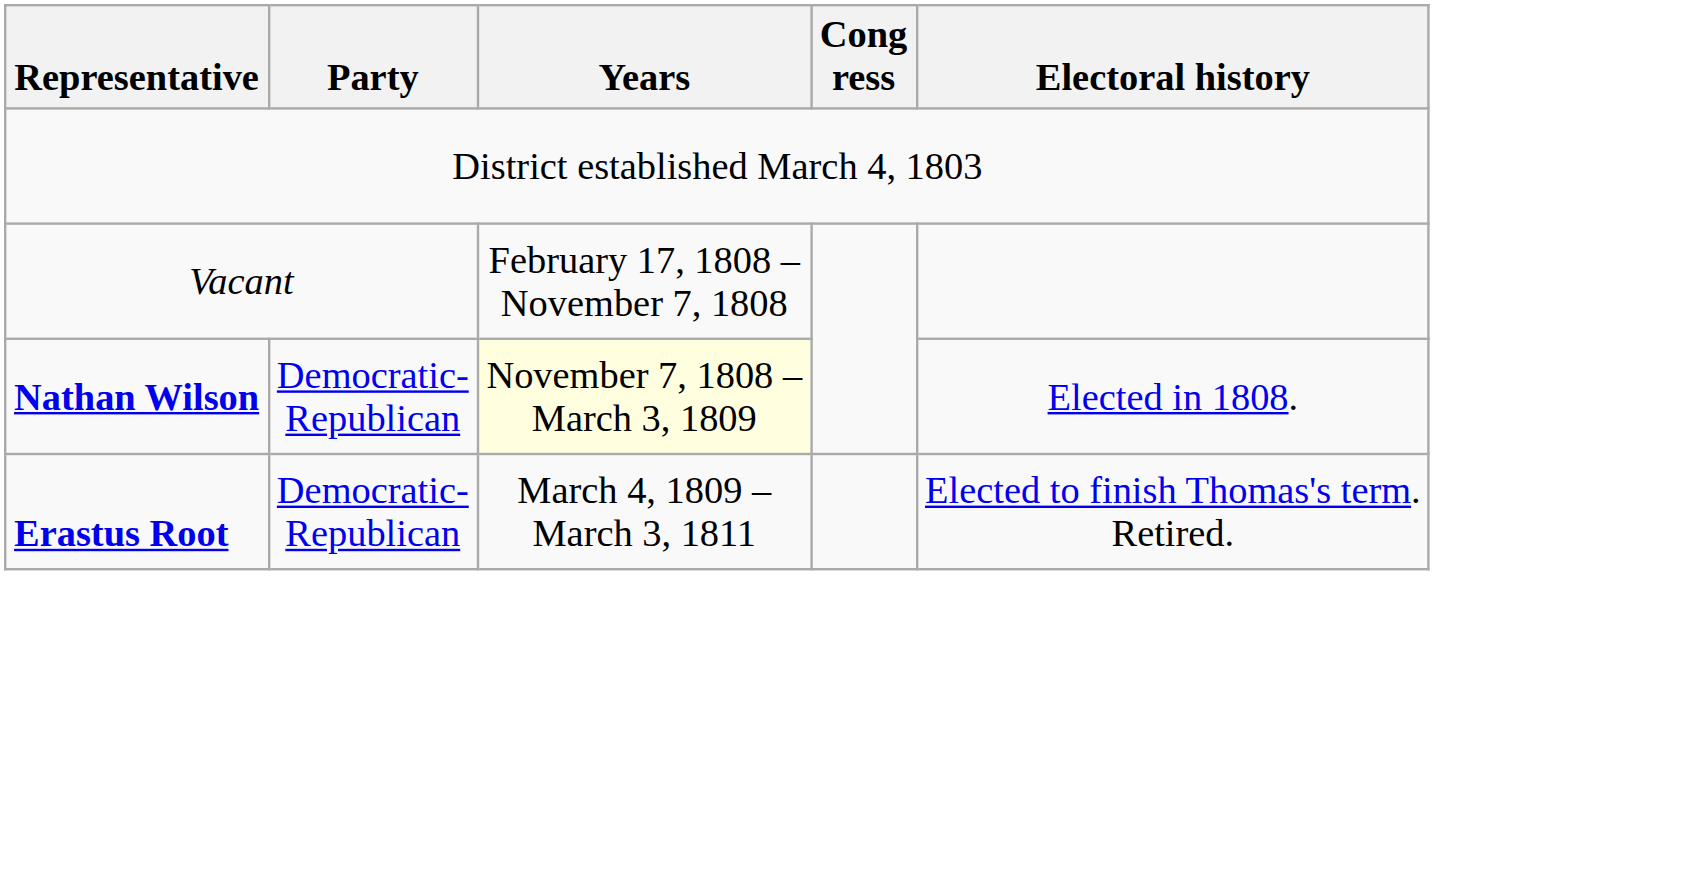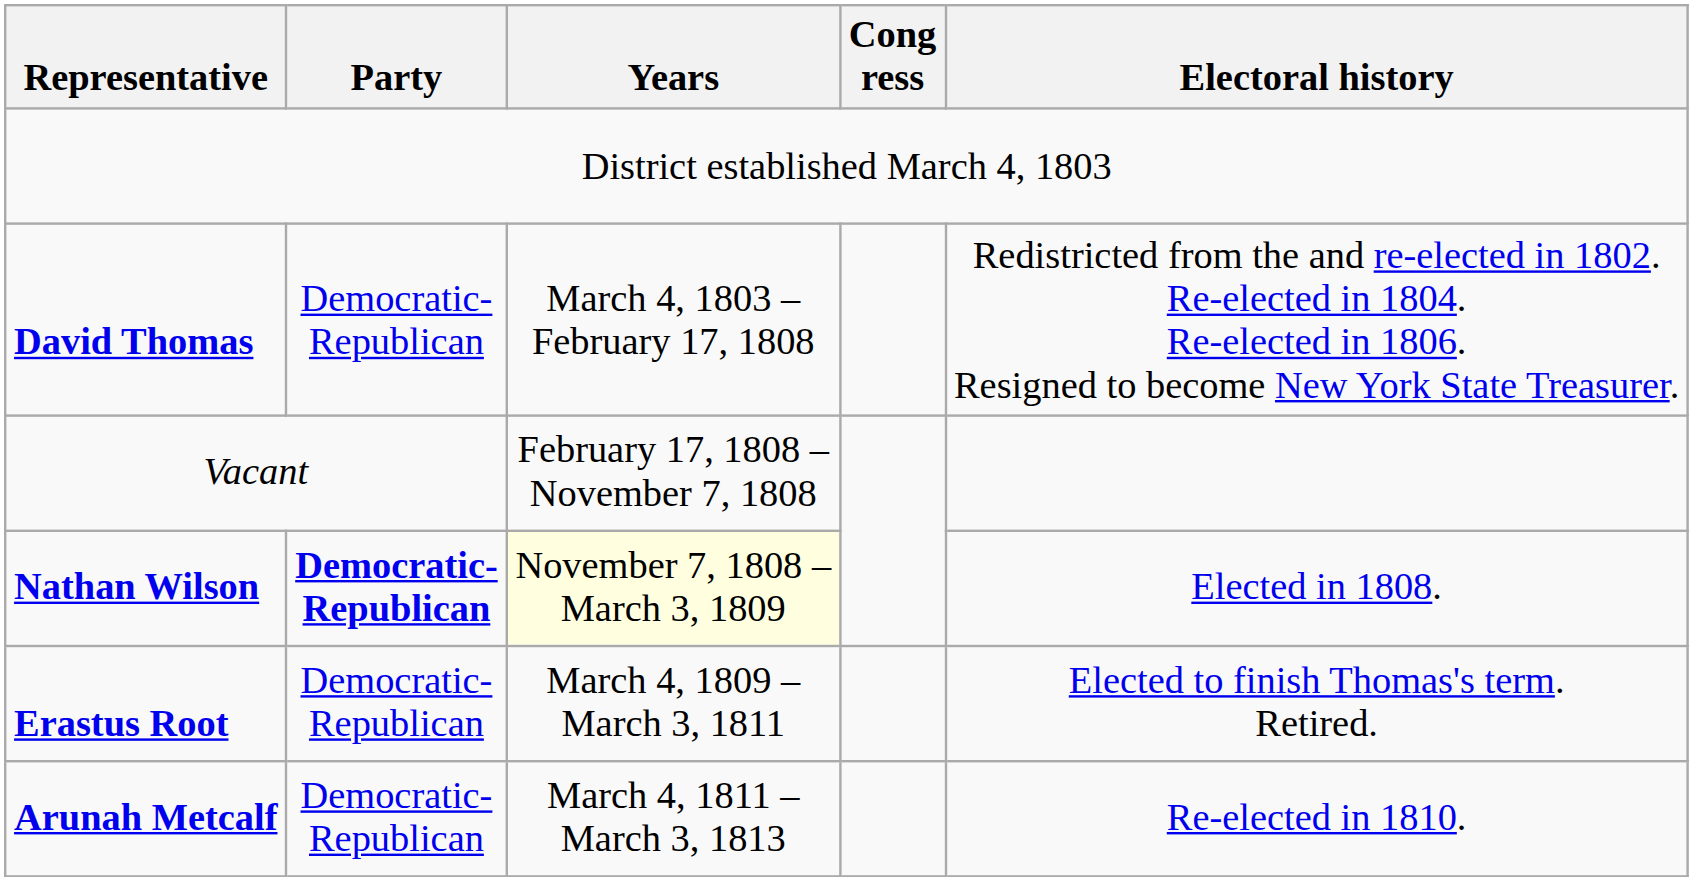+ row: (134, 340)
(373, 396) normal -> (396, 587) bold
+ row: (146, 817)
